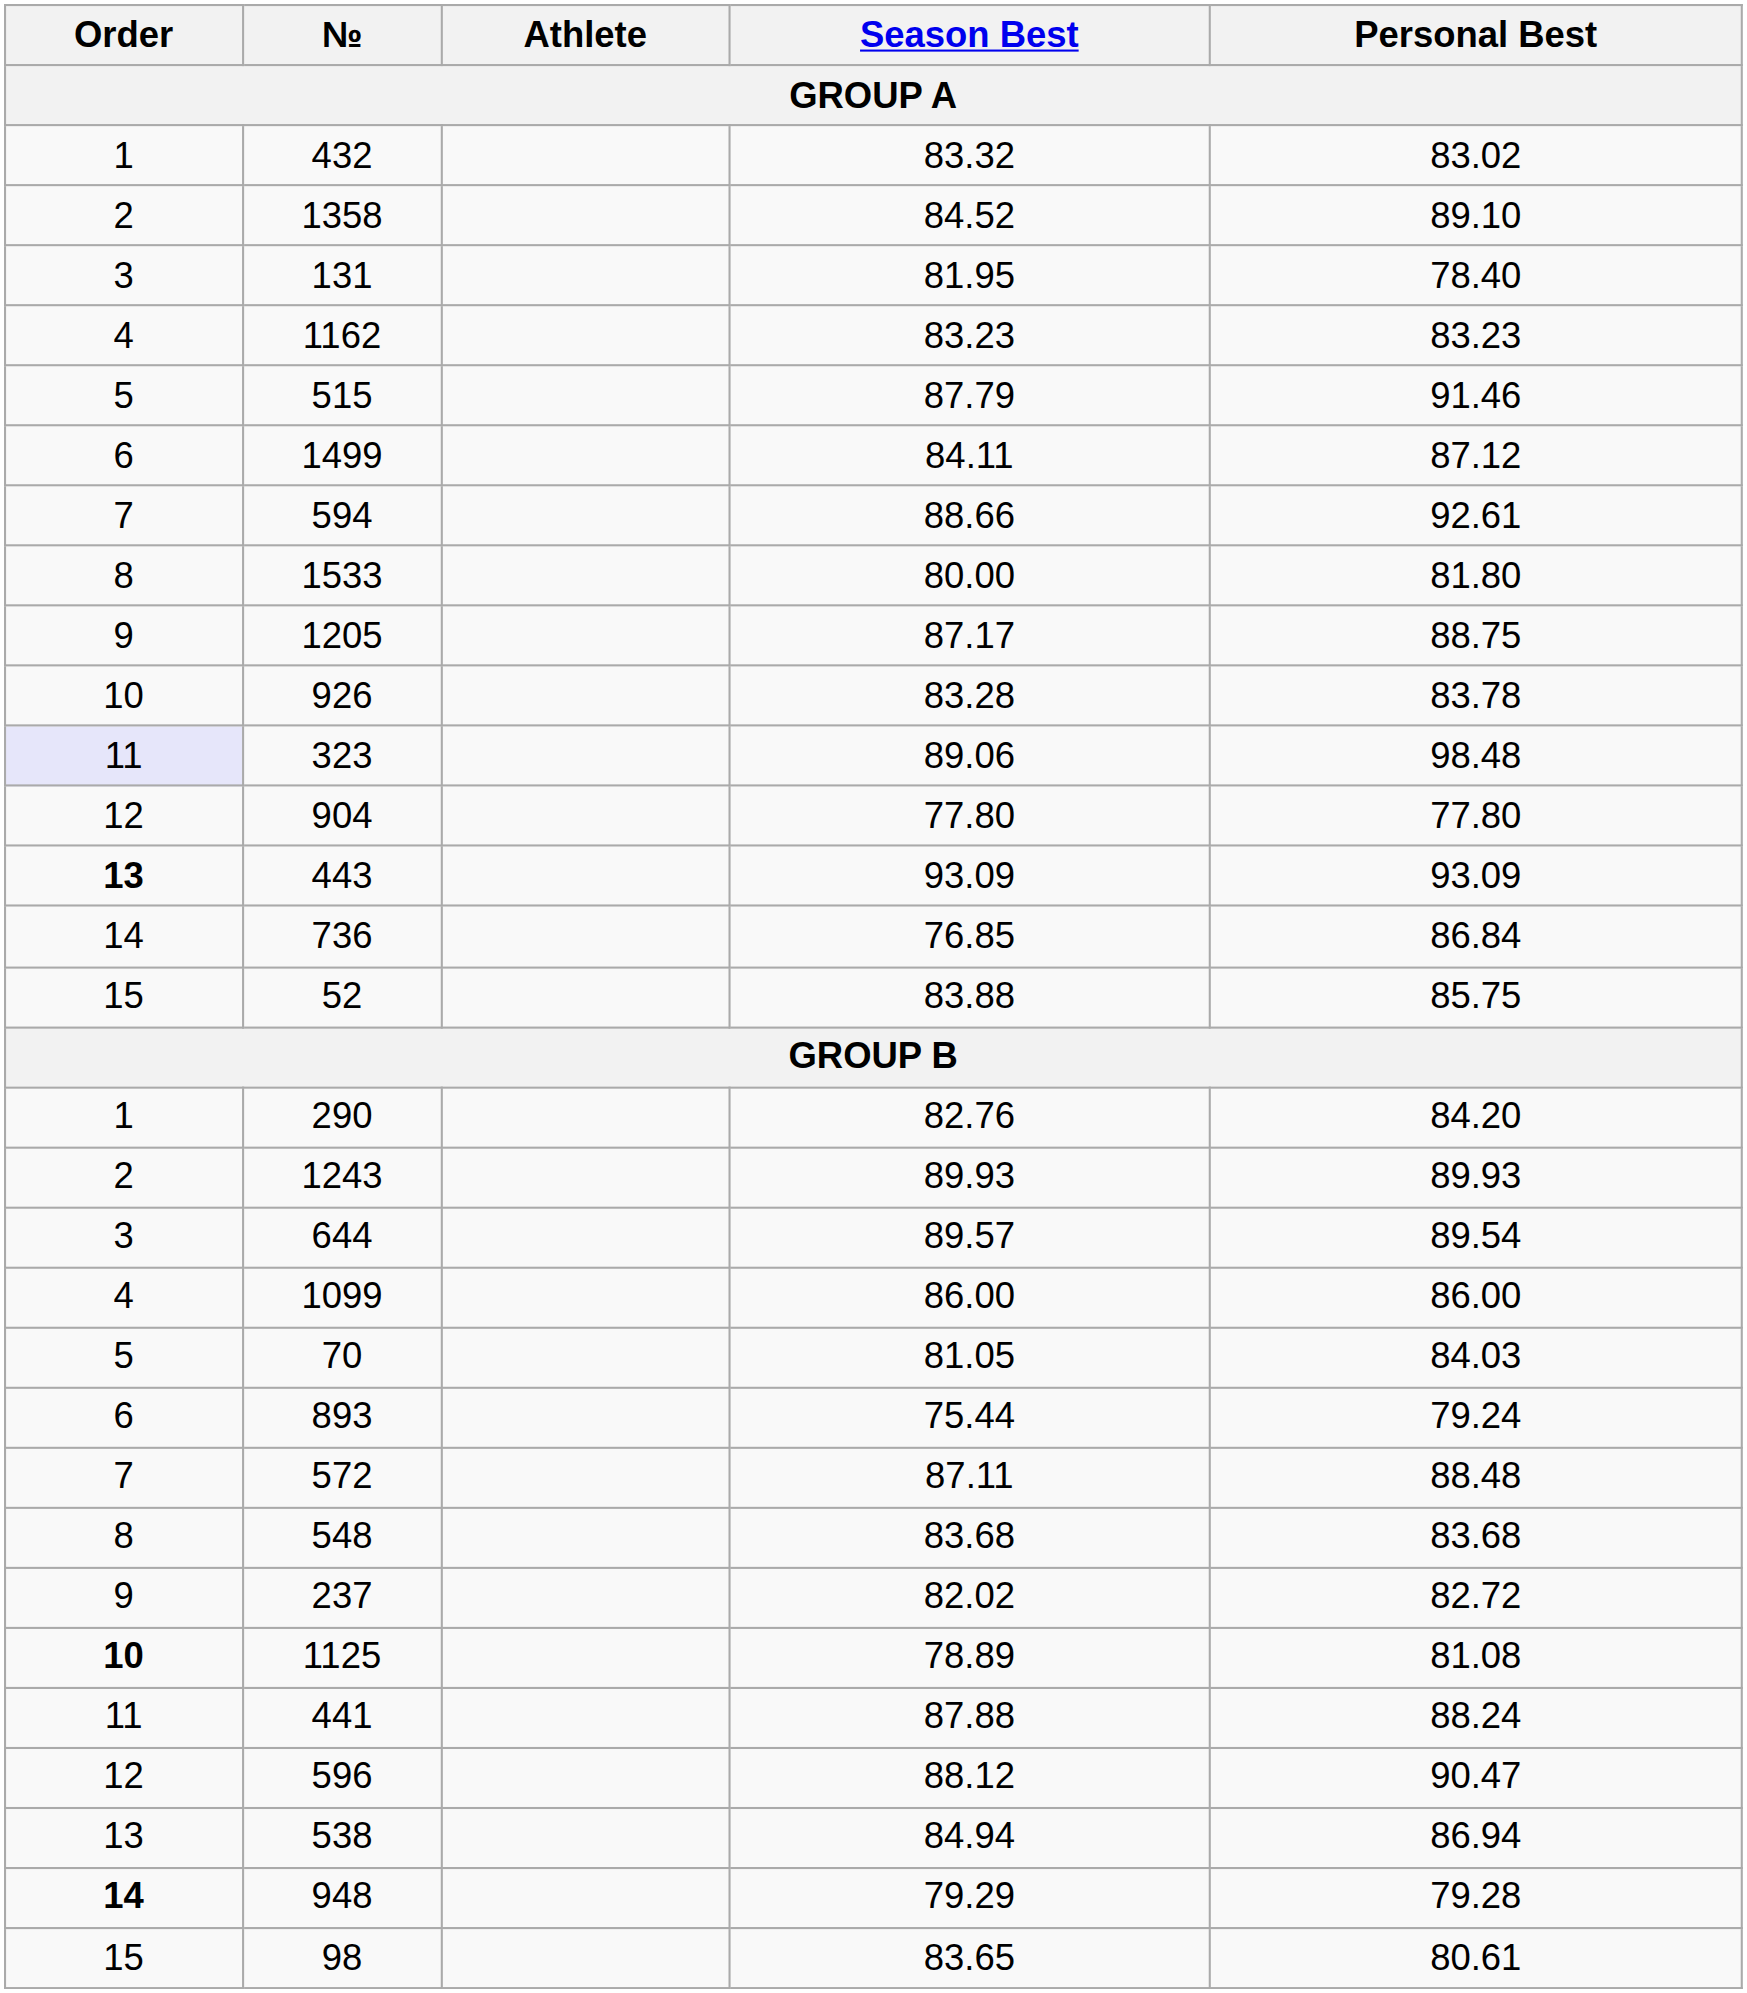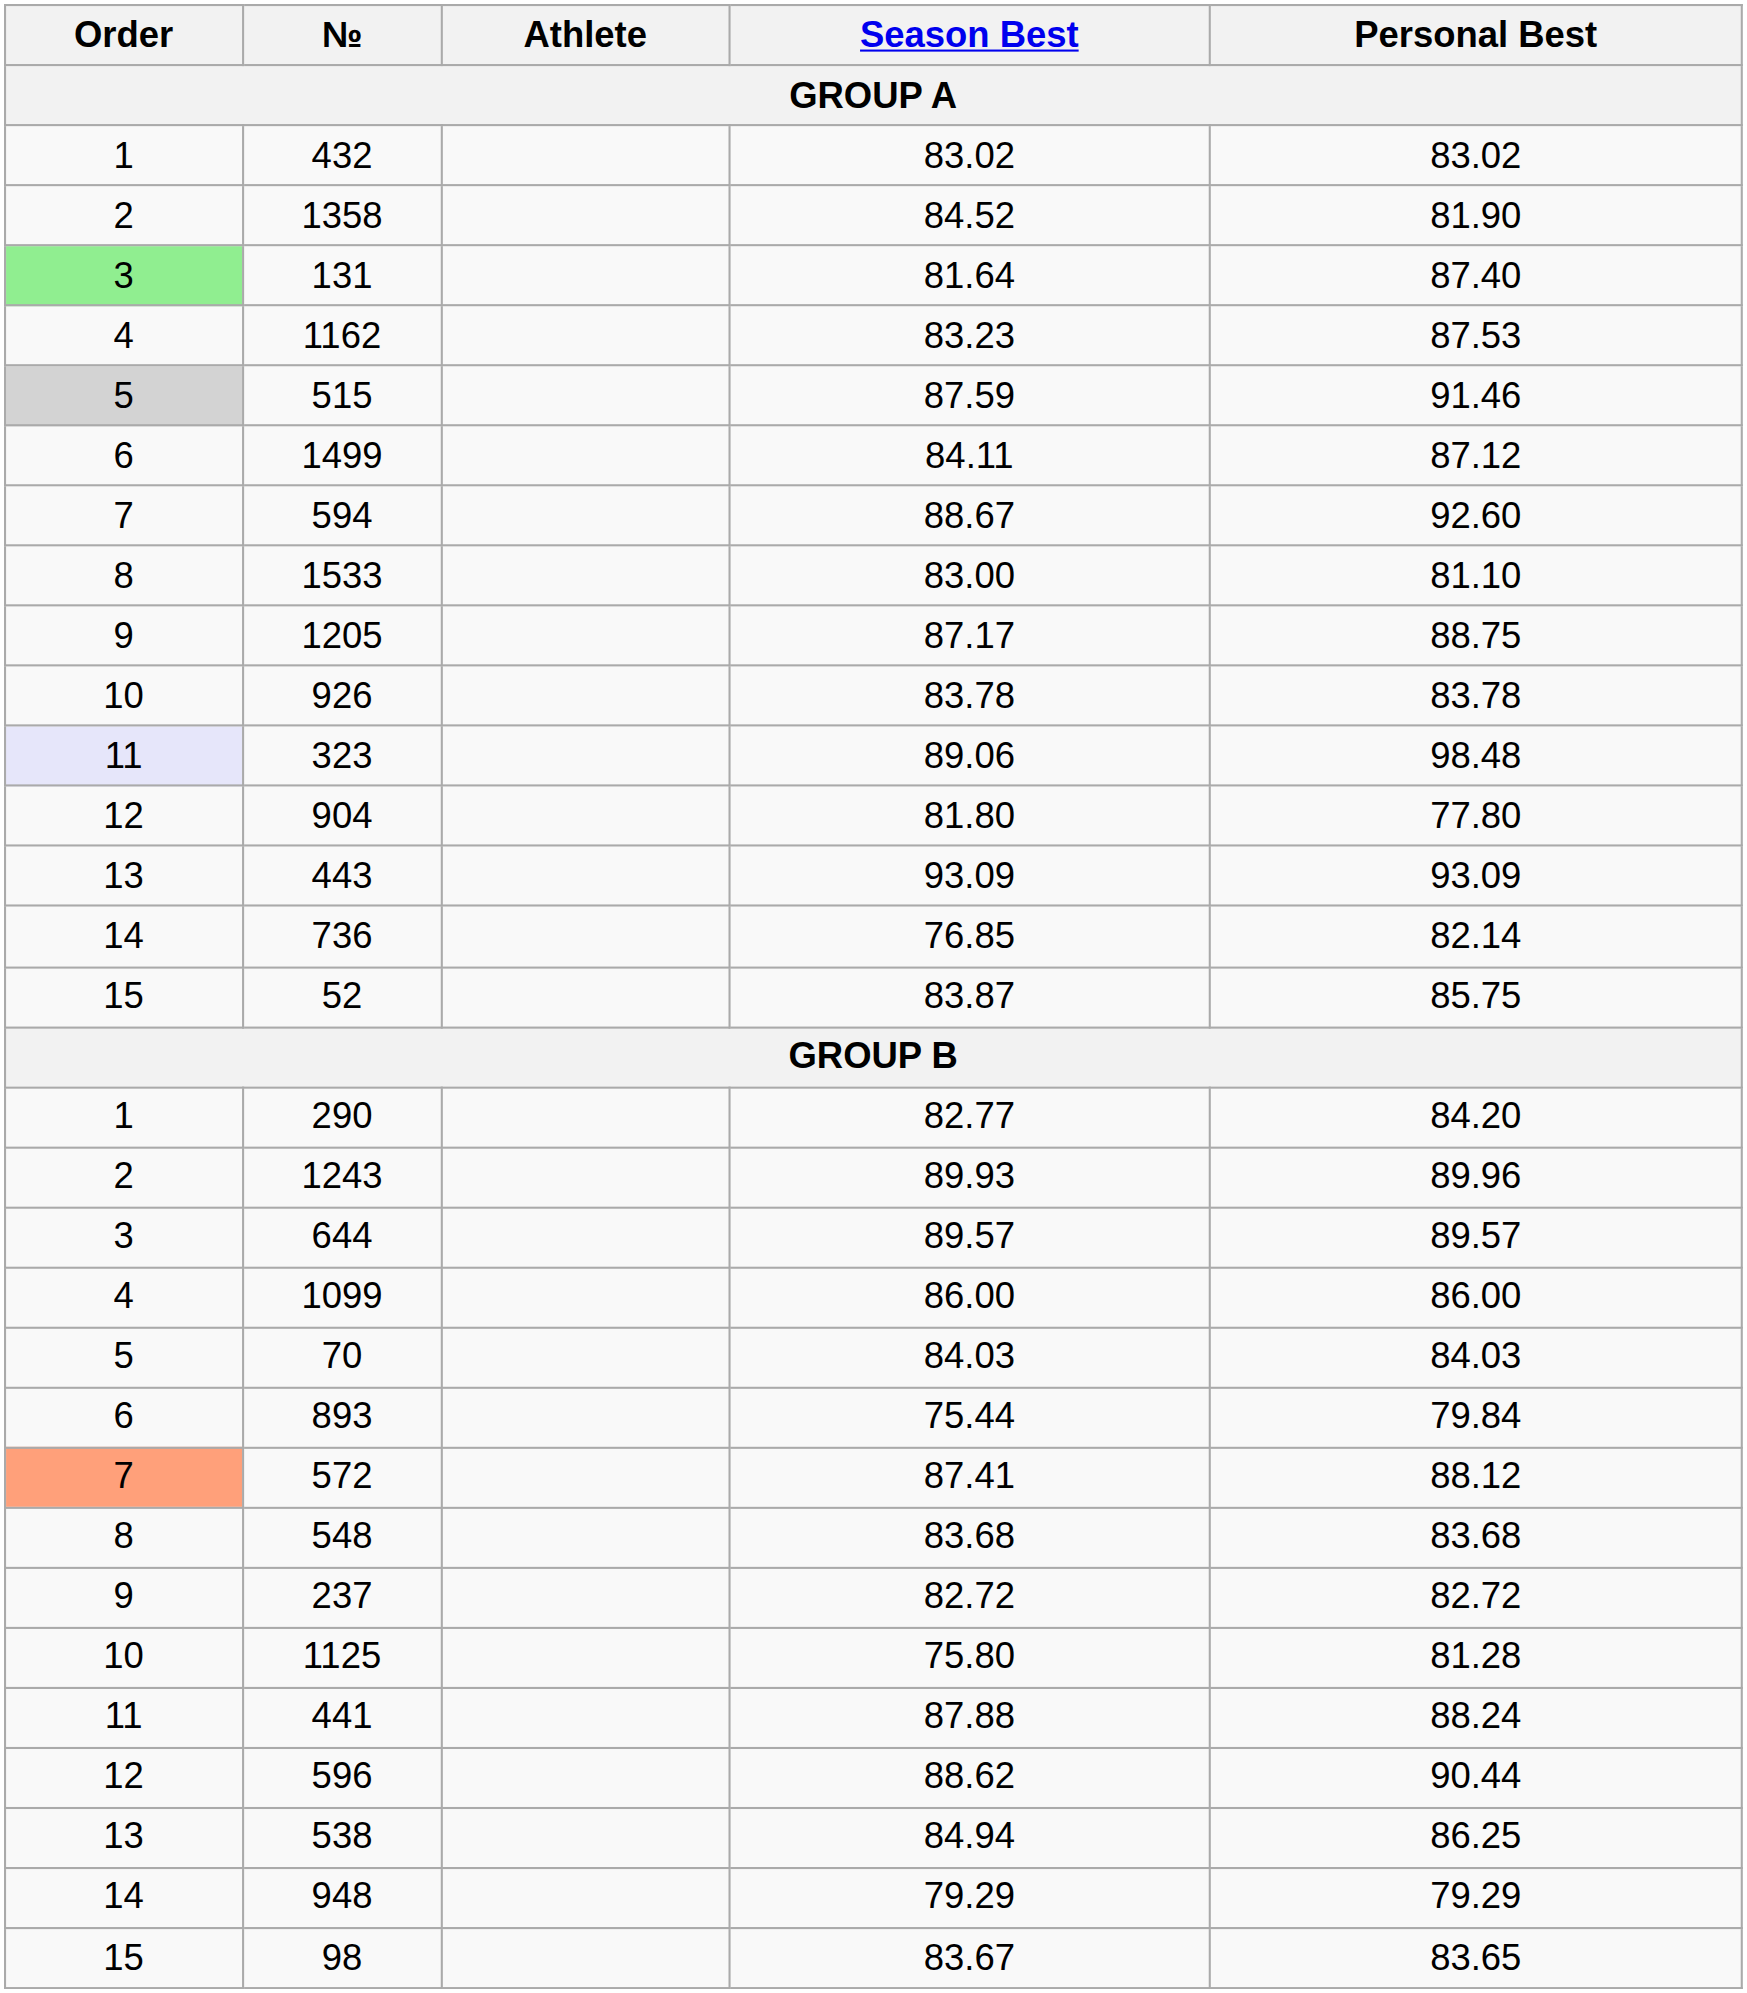(969, 154) 83.32 -> (969, 154) 83.02
(1476, 214) 89.10 -> (1476, 214) 81.90
(124, 274) no background -> (124, 274) lightgreen background
(969, 274) 81.95 -> (969, 274) 81.64
(1476, 274) 78.40 -> (1476, 274) 87.40
(1476, 334) 83.23 -> (1476, 334) 87.53
(124, 394) no background -> (124, 394) lightgrey background
(969, 394) 87.79 -> (969, 394) 87.59
(969, 514) 88.66 -> (969, 514) 88.67
(1476, 514) 92.61 -> (1476, 514) 92.60
(969, 574) 80.00 -> (969, 574) 83.00
(1476, 574) 81.80 -> (1476, 574) 81.10
(969, 695) 83.28 -> (969, 695) 83.78
(969, 815) 77.80 -> (969, 815) 81.80
(124, 875) bold -> (124, 875) normal
(1476, 935) 86.84 -> (1476, 935) 82.14
(969, 995) 83.88 -> (969, 995) 83.87
(969, 1115) 82.76 -> (969, 1115) 82.77
(1476, 1175) 89.93 -> (1476, 1175) 89.96
(1476, 1236) 89.54 -> (1476, 1236) 89.57
(969, 1356) 81.05 -> (969, 1356) 84.03
(1476, 1416) 79.24 -> (1476, 1416) 79.84
(124, 1476) no background -> (124, 1476) lightsalmon background
(969, 1476) 87.11 -> (969, 1476) 87.41
(1476, 1476) 88.48 -> (1476, 1476) 88.12
(969, 1596) 82.02 -> (969, 1596) 82.72
(124, 1656) bold -> (124, 1656) normal
(969, 1656) 78.89 -> (969, 1656) 75.80
(1476, 1656) 81.08 -> (1476, 1656) 81.28
(969, 1776) 88.12 -> (969, 1776) 88.62
(1476, 1776) 90.47 -> (1476, 1776) 90.44
(1476, 1836) 86.94 -> (1476, 1836) 86.25
(124, 1897) bold -> (124, 1897) normal
(1476, 1897) 79.28 -> (1476, 1897) 79.29
(969, 1957) 83.65 -> (969, 1957) 83.67
(1476, 1957) 80.61 -> (1476, 1957) 83.65
